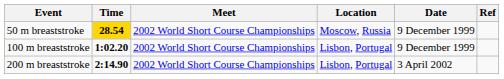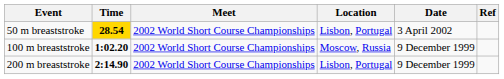(355, 30) Moscow, Russia -> (356, 30) Lisbon, Portugal
(436, 30) 9 December 1999 -> (425, 30) 3 April 2002
(356, 47) Lisbon, Portugal -> (355, 47) Moscow, Russia
(425, 64) 3 April 2002 -> (436, 64) 9 December 1999
